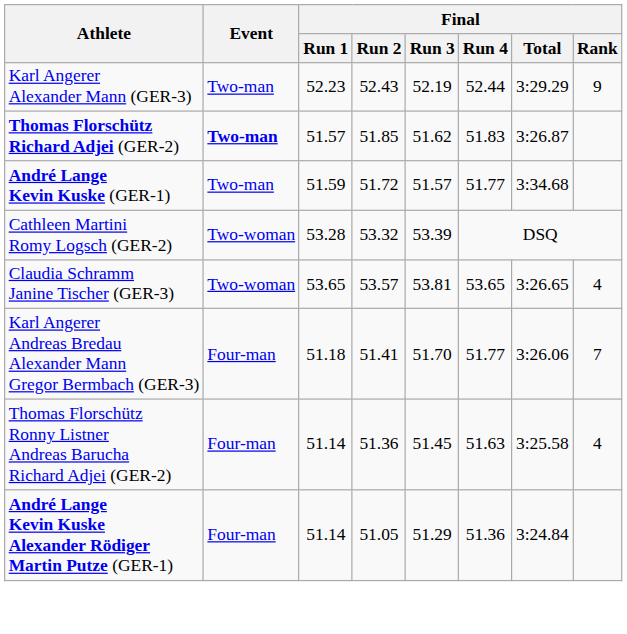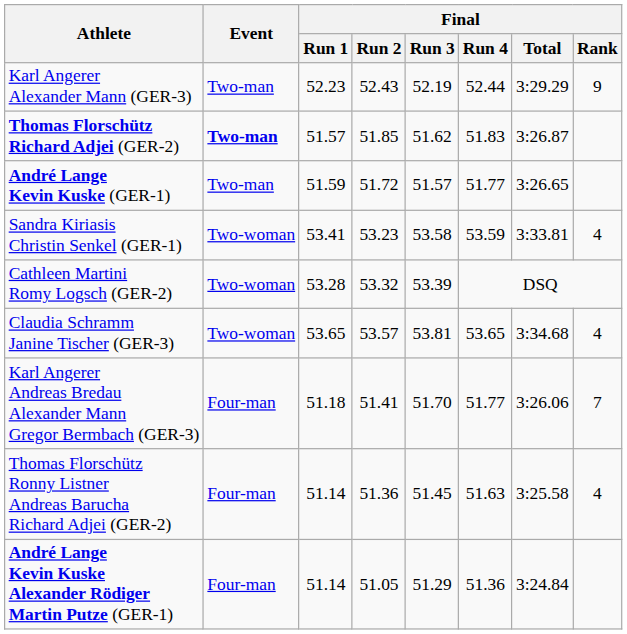(542, 185) 3:34.68 -> (542, 185) 3:26.65
+ row: (95, 234)
(542, 284) 3:26.65 -> (542, 333) 3:34.68
